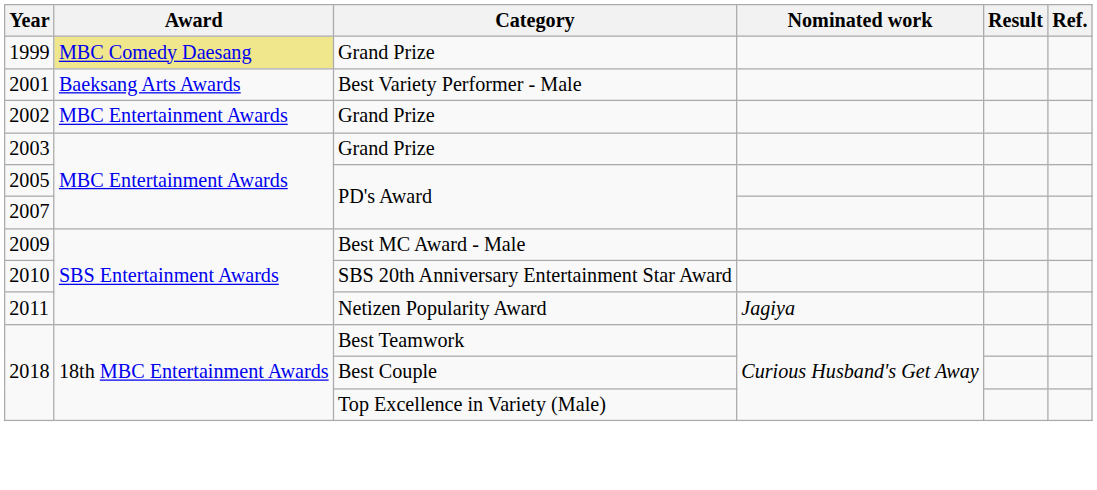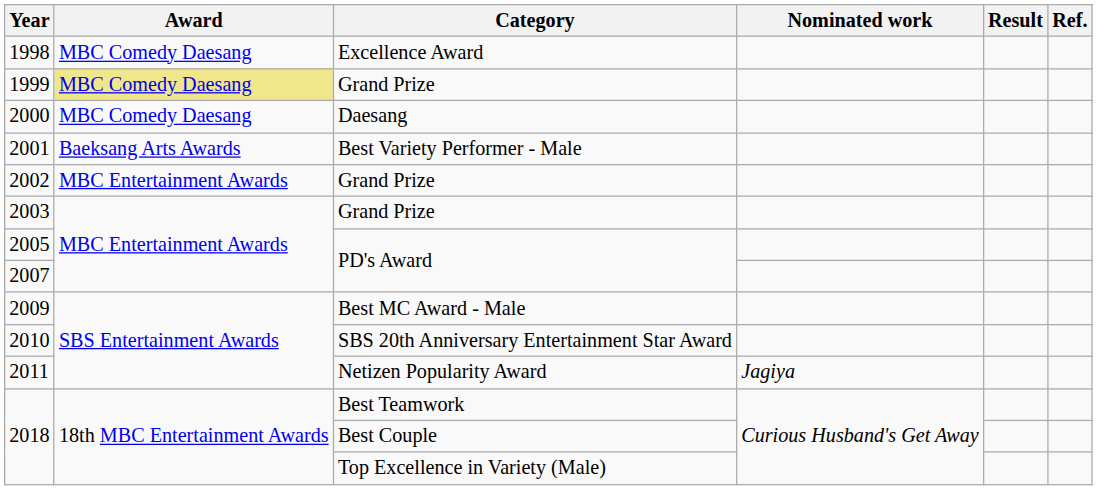+ row: (29, 52)
+ row: (29, 116)
